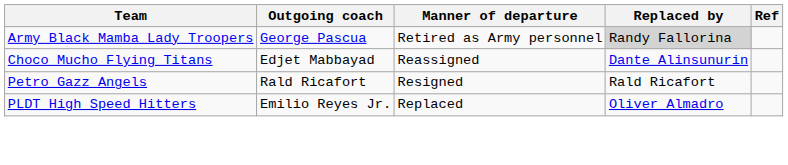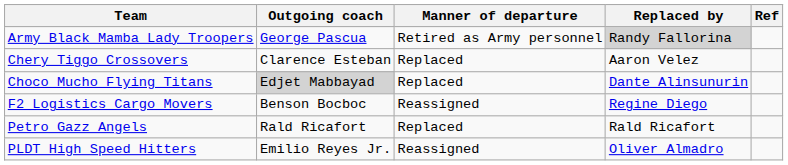+ row: (98, 60)
(317, 60) no background -> (317, 82) lightgrey background
(439, 60) Reassigned -> (430, 82) Replaced
+ row: (110, 105)
(430, 82) Resigned -> (430, 127) Replaced
(430, 105) Replaced -> (439, 149) Reassigned
